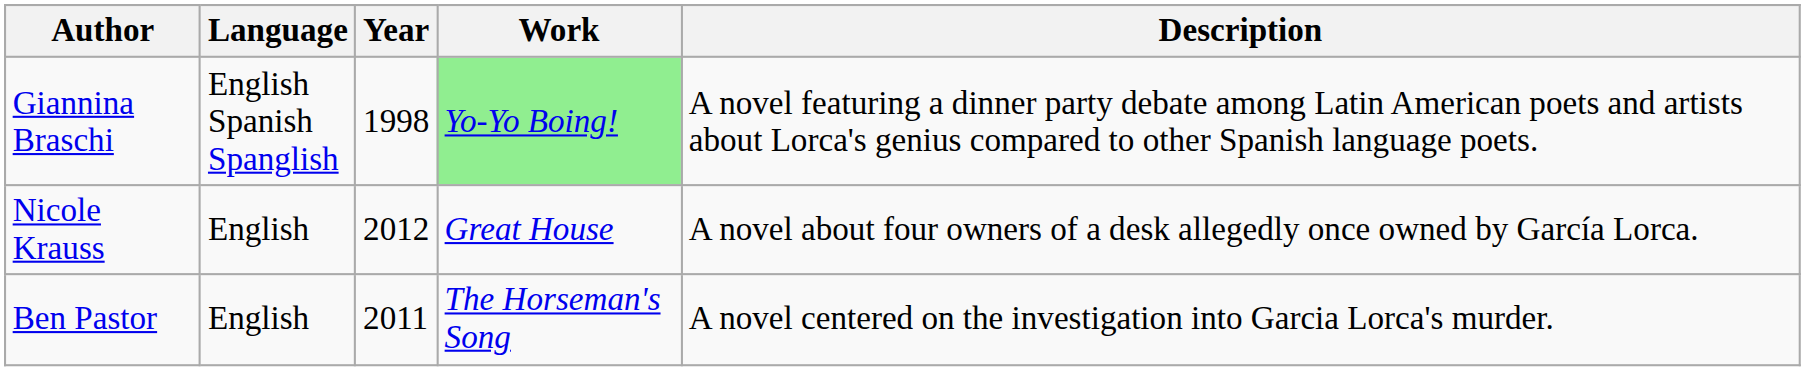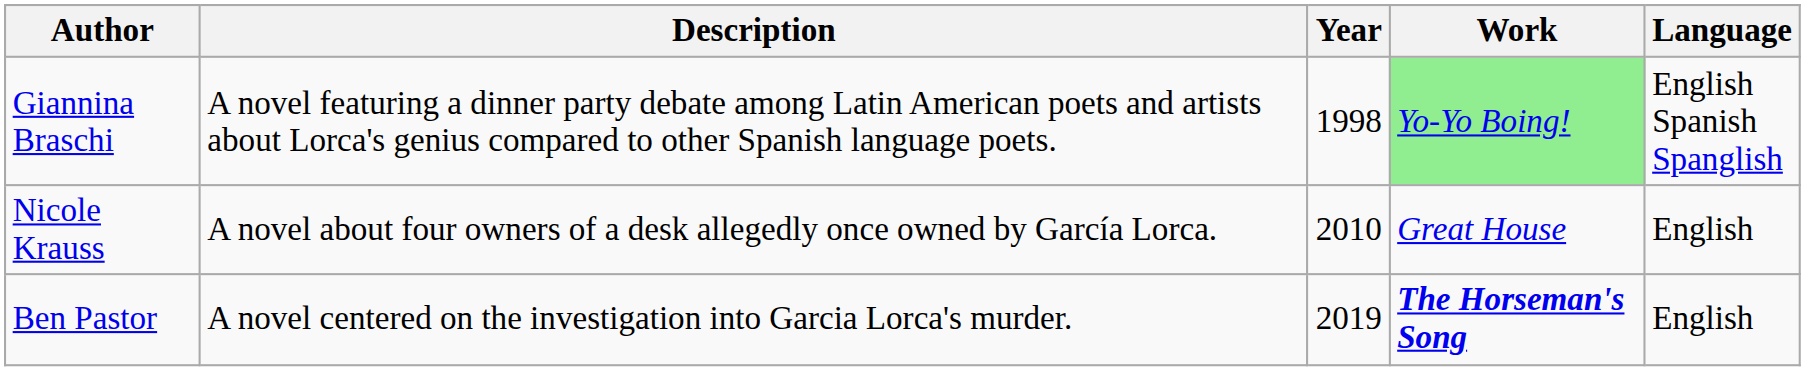columns swapped: (278, 30) <-> (1240, 30)
(396, 228) 2012 -> (1349, 228) 2010
(396, 318) 2011 -> (1349, 318) 2019
(553, 318) normal -> (1511, 318) bold
